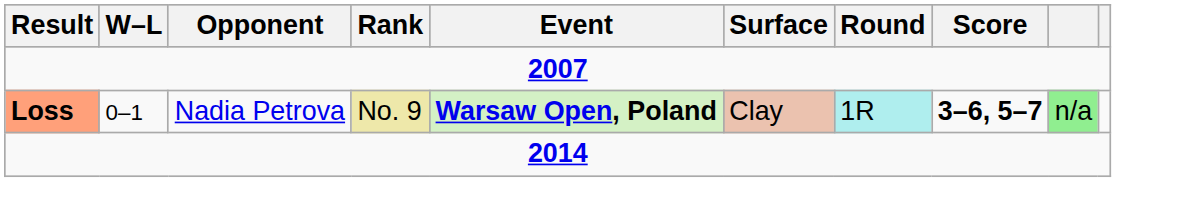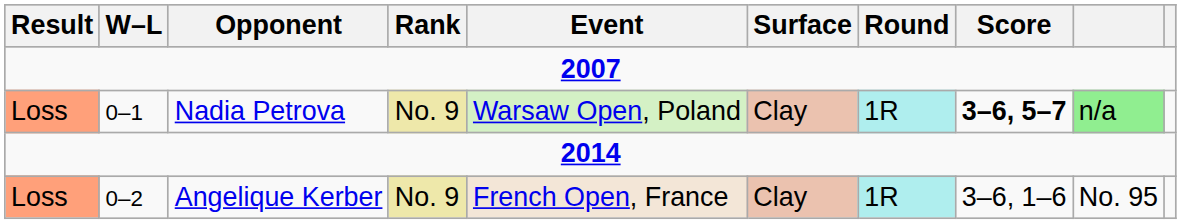(42, 111) bold -> (39, 111) normal
(576, 111) bold -> (607, 111) normal
+ row: (279, 196)
